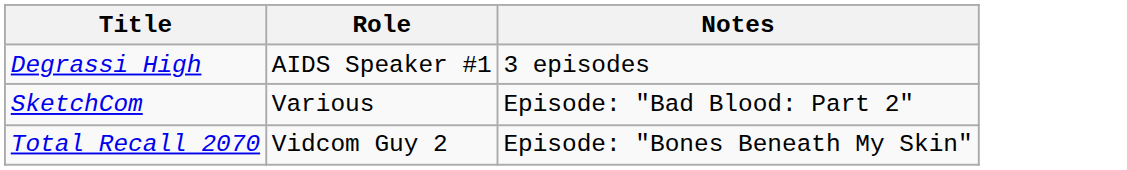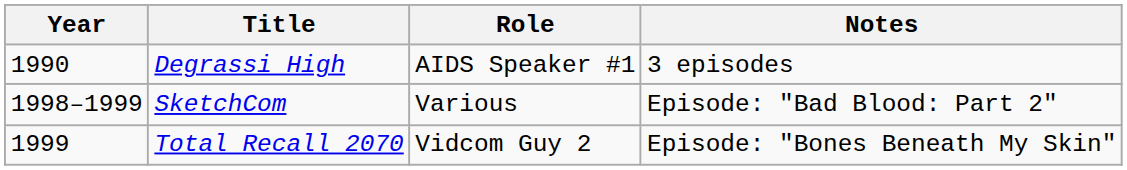+ column: (77, 25)
